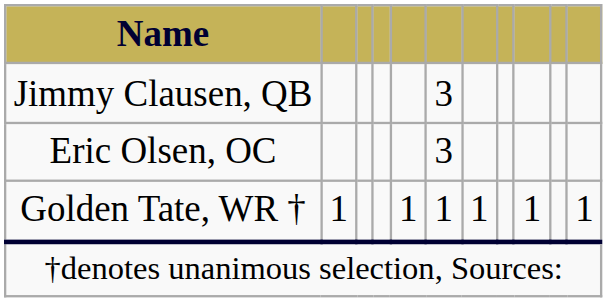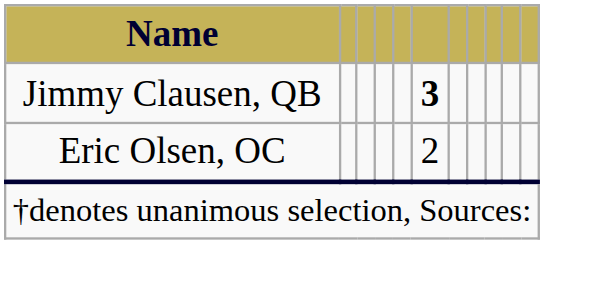(444, 92) normal -> (430, 92) bold
(444, 151) 3 -> (430, 151) 2
- row: (163, 209)
